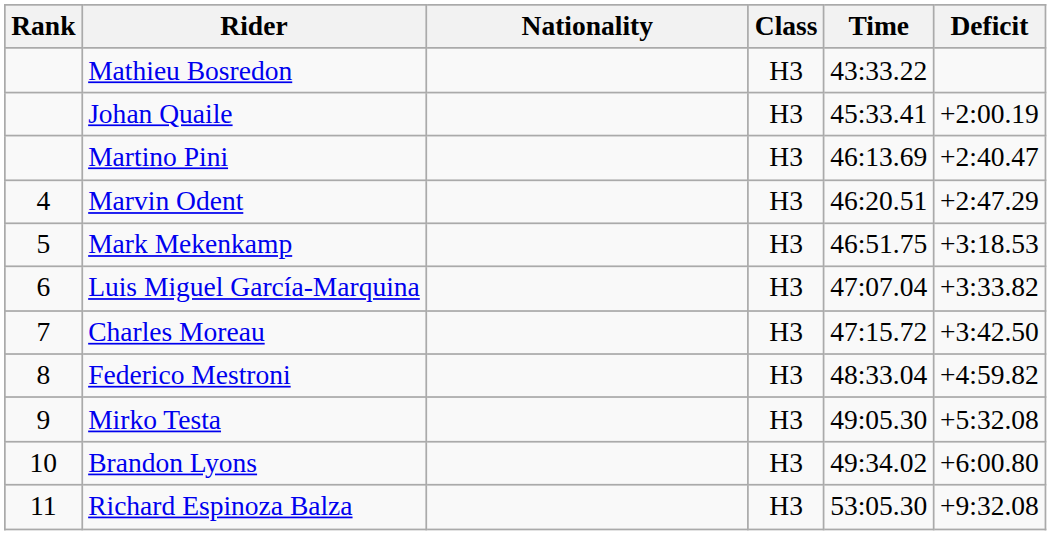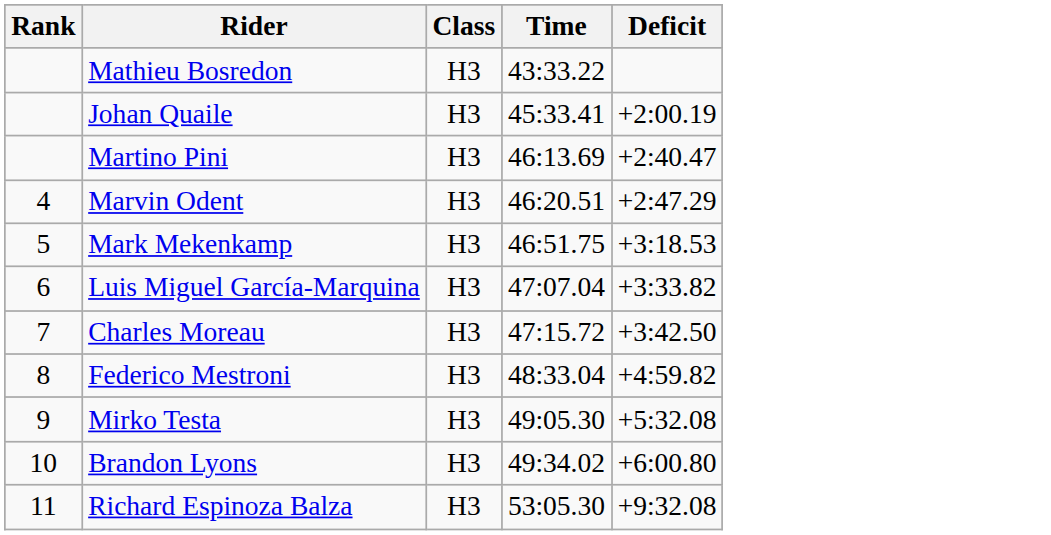- column: (587, 26)
